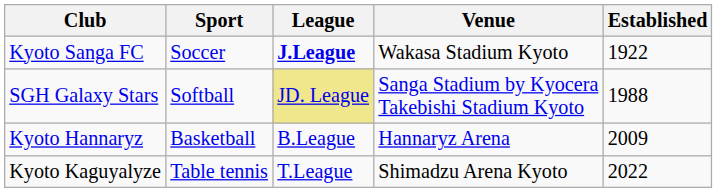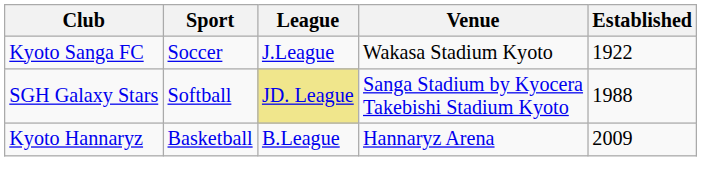(316, 52) bold -> (298, 52) normal
- row: (85, 171)
